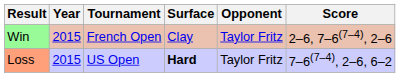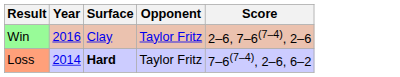- column: (124, 14)
(67, 36) 2015 -> (67, 36) 2016
(67, 60) 2015 -> (67, 60) 2014
